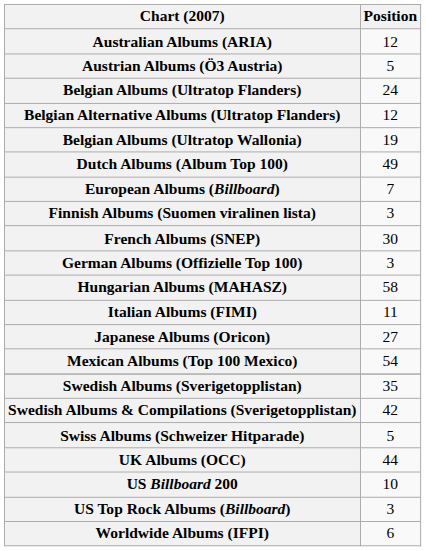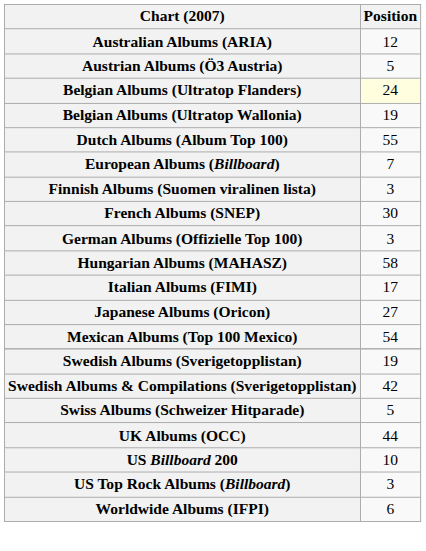(390, 90) no background -> (390, 90) lightyellow background
- row: (182, 115)
(390, 164) 49 -> (390, 139) 55
(390, 312) 11 -> (390, 287) 17
(390, 386) 35 -> (390, 361) 19
